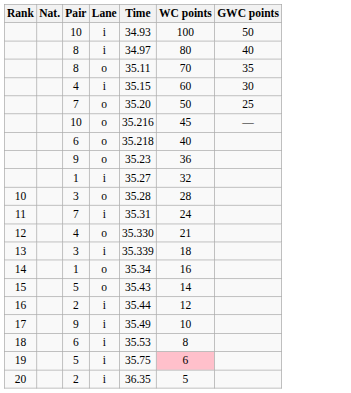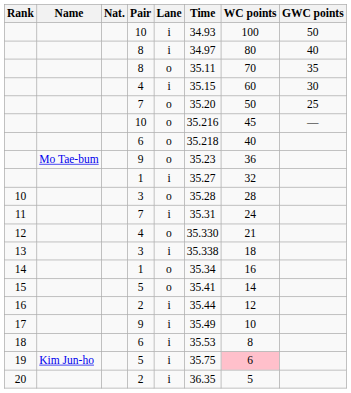+ column: (69, 13)
(138, 251) 35.339 -> (203, 251) 35.338
(138, 287) 35.43 -> (203, 287) 35.41
